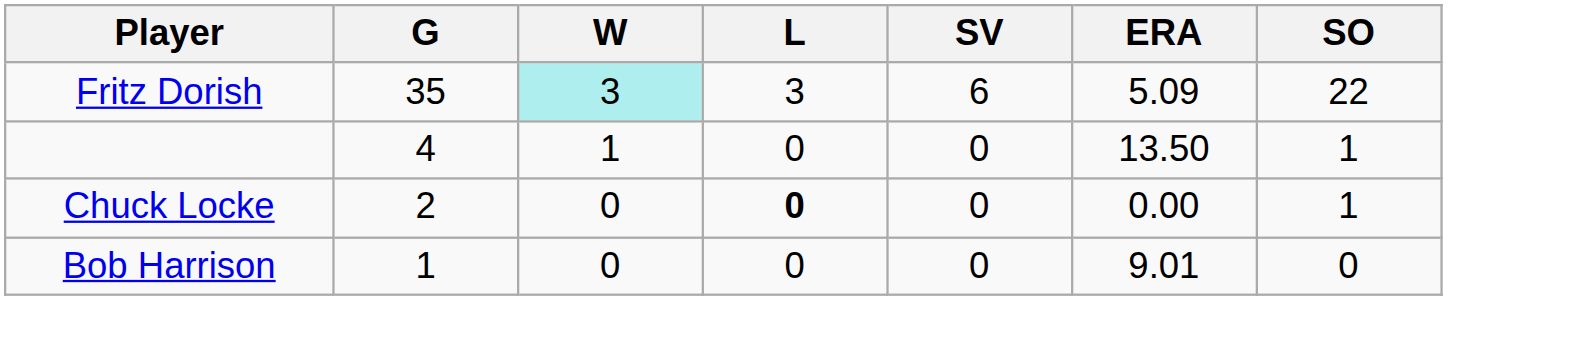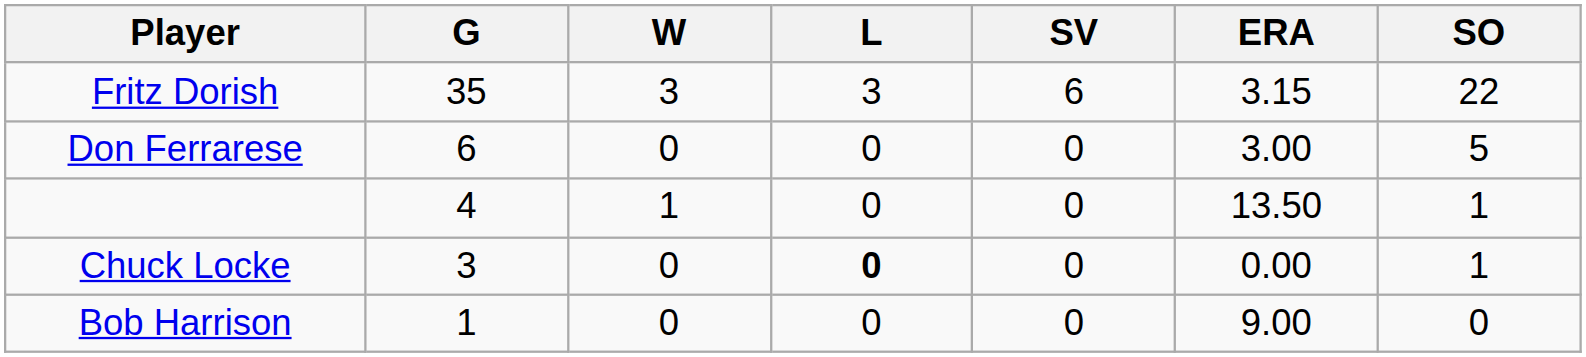(610, 91) paleturquoise background -> (669, 91) no background
(1164, 91) 5.09 -> (1276, 91) 3.15
+ row: (185, 149)
(426, 206) 2 -> (466, 264) 3
(1164, 264) 9.01 -> (1276, 322) 9.00
